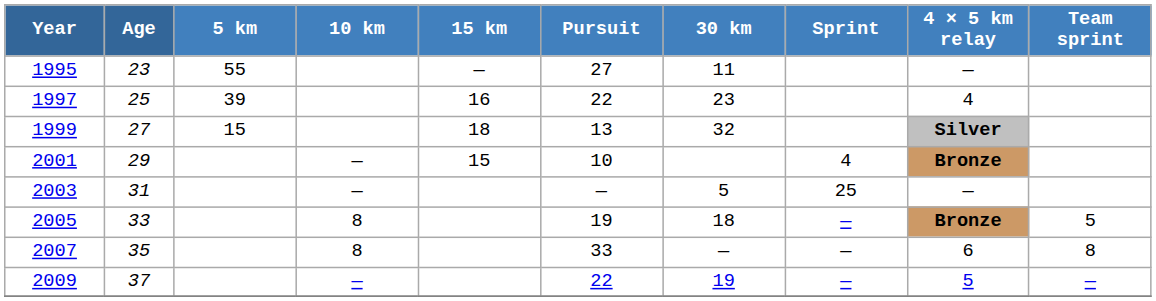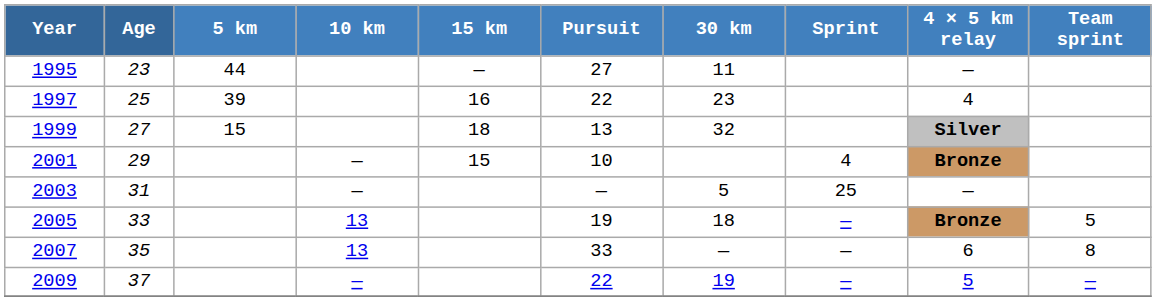(235, 71) 55 -> (235, 71) 44
(357, 222) 8 -> (357, 222) 13
(357, 252) 8 -> (357, 252) 13
